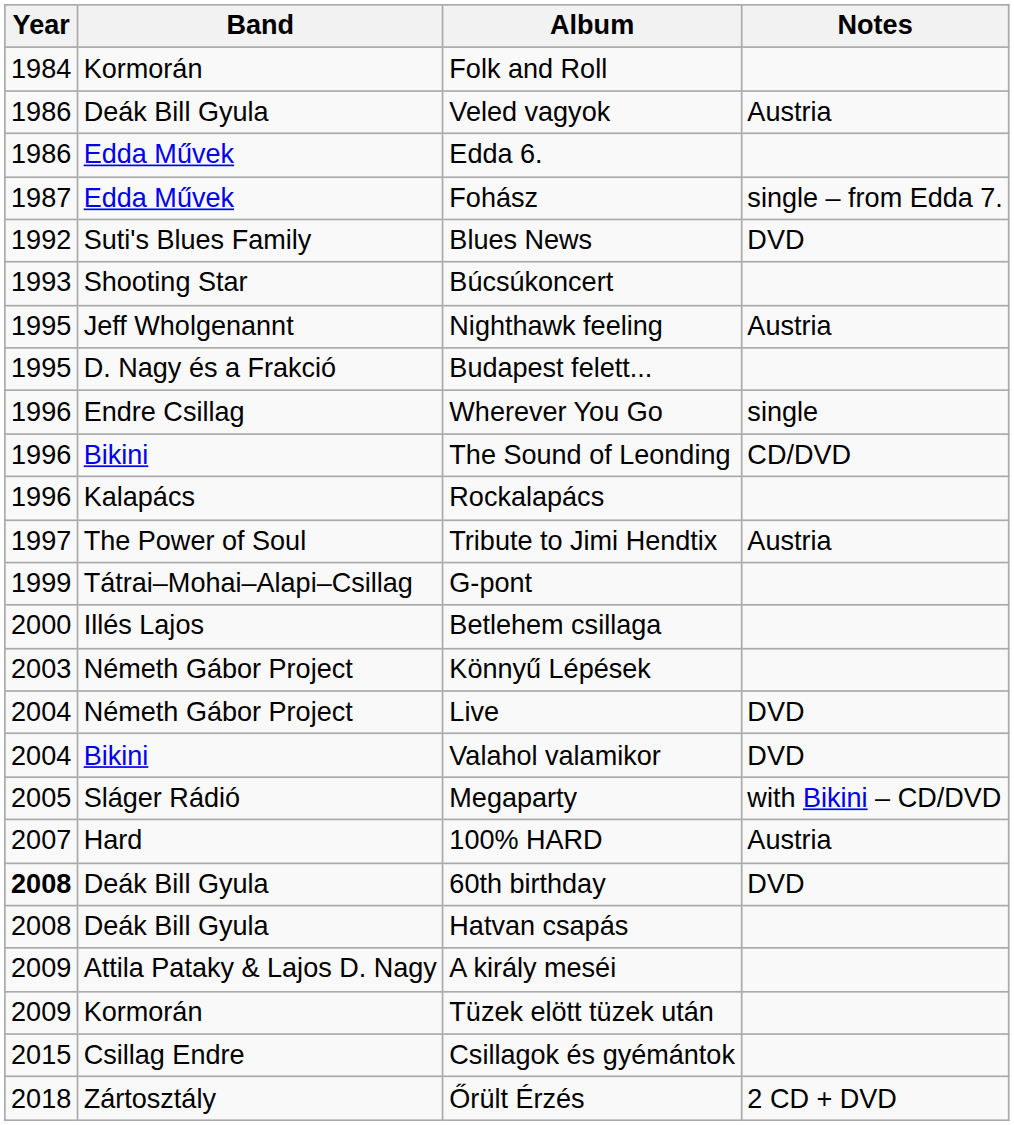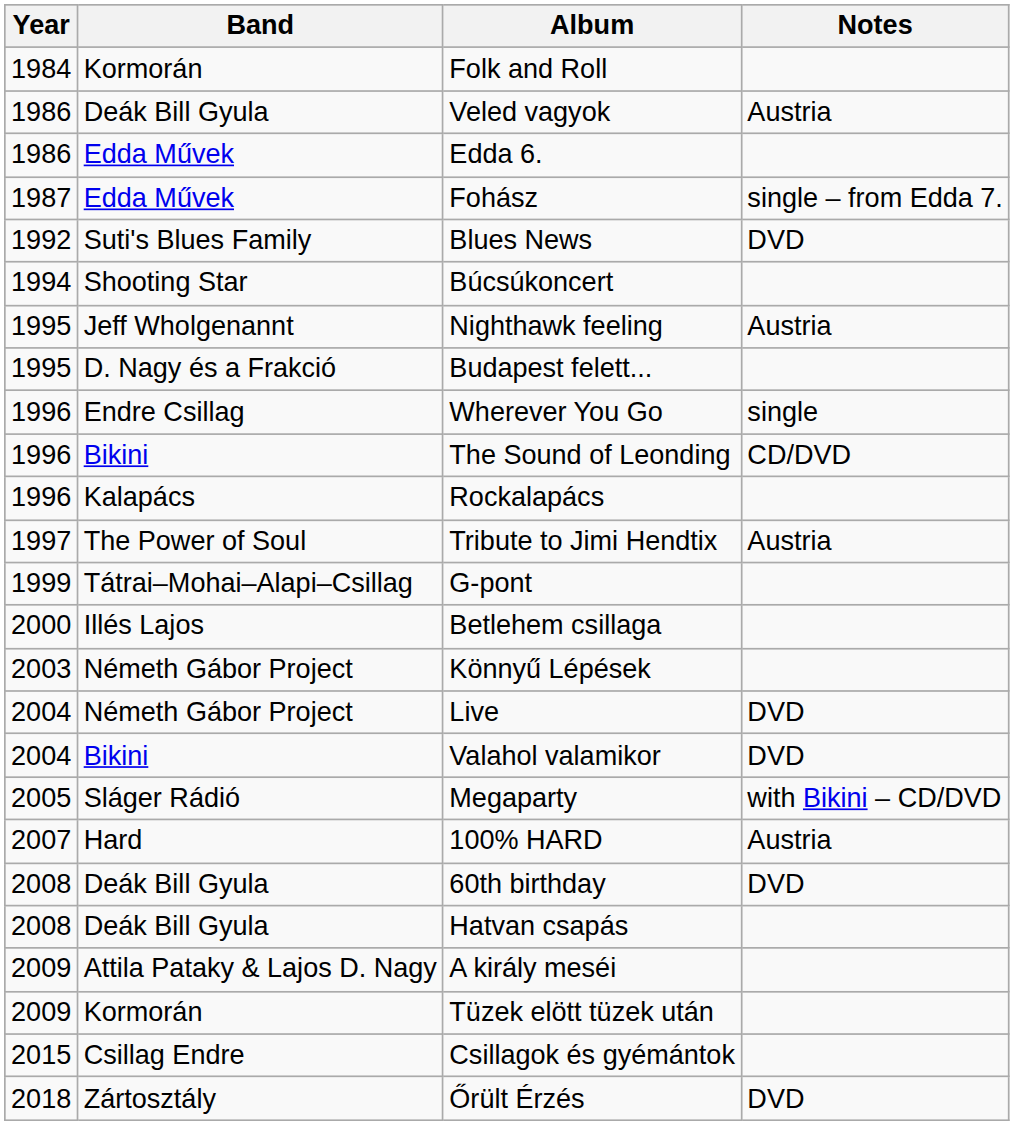(41, 283) 1993 -> (41, 283) 1994
(41, 883) bold -> (41, 883) normal
(822, 1098) 2 CD + DVD -> (776, 1098) DVD
